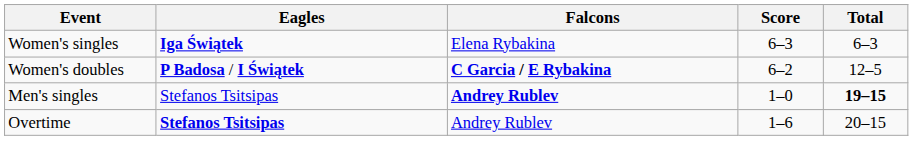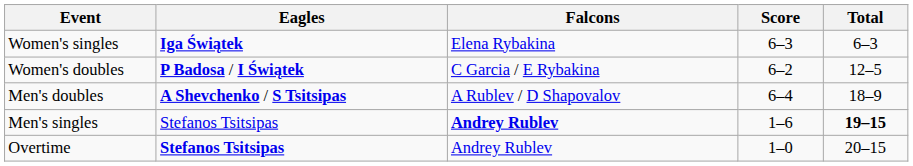(531, 69) bold -> (525, 69) normal
+ row: (56, 95)
(780, 95) 1–0 -> (780, 122) 1–6
(780, 122) 1–6 -> (780, 148) 1–0
